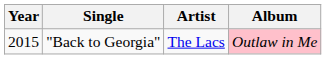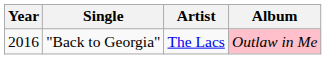(24, 41) 2015 -> (24, 41) 2016
